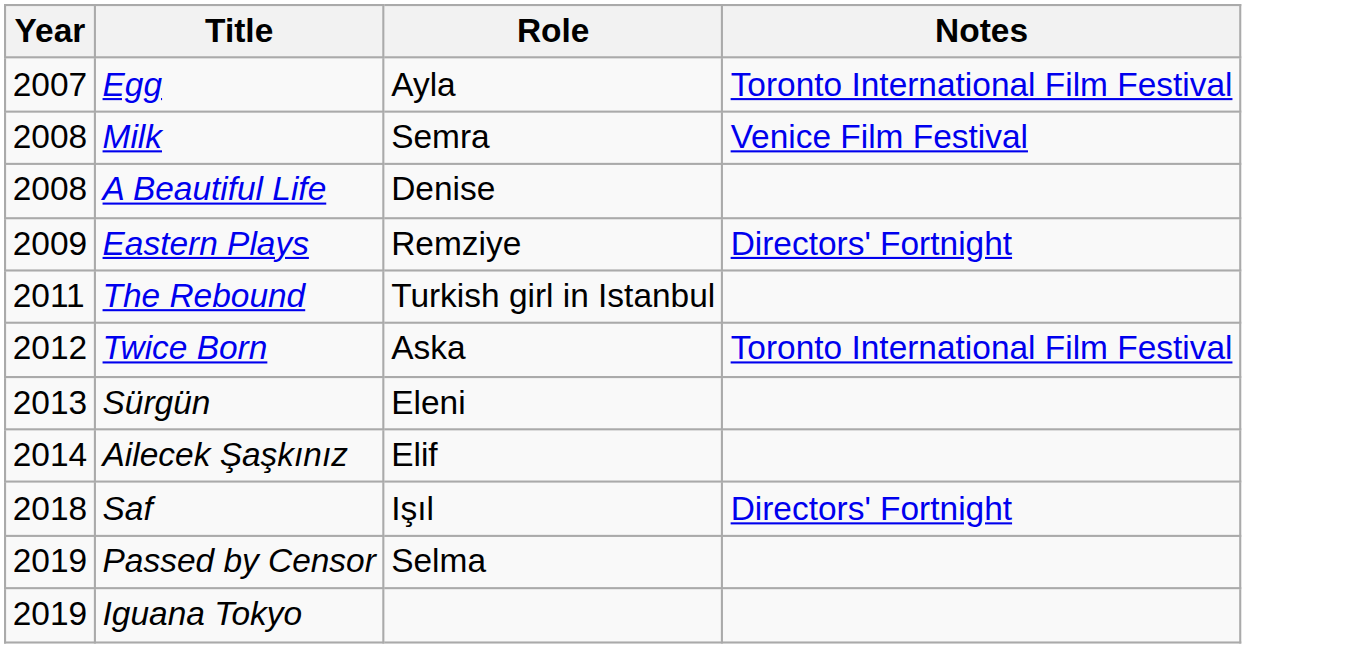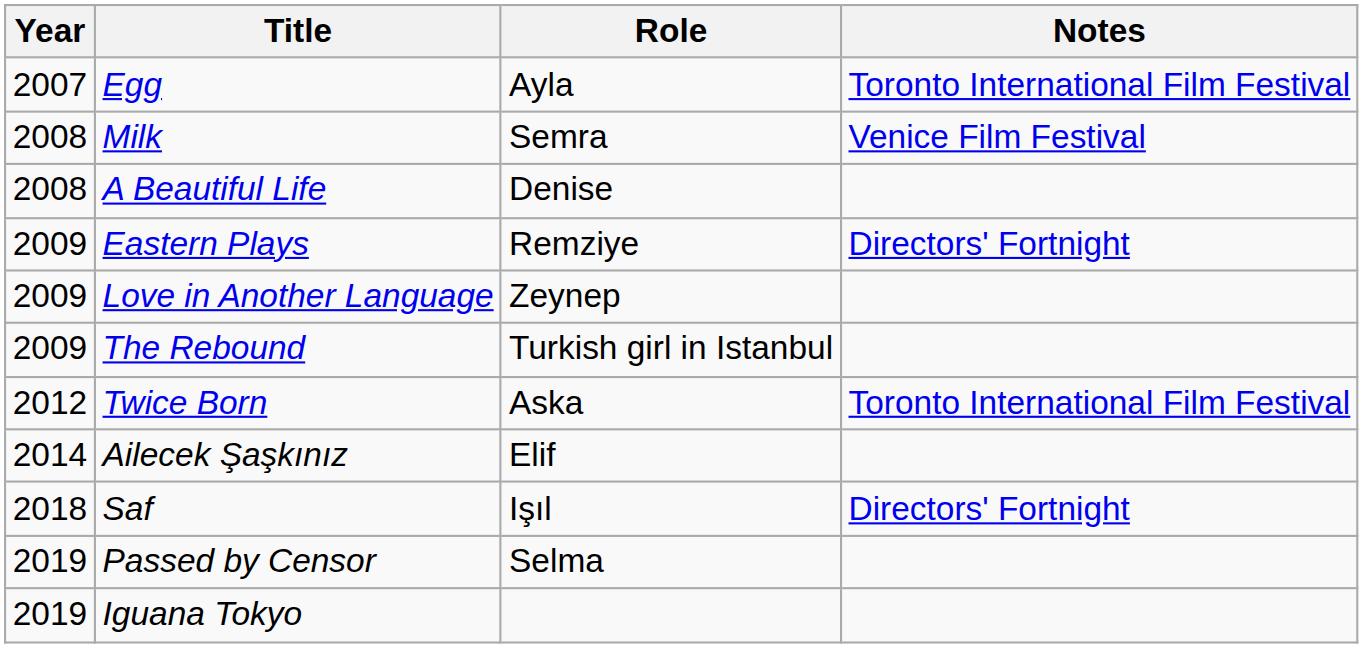+ row: (298, 296)
(49, 296) 2011 -> (50, 349) 2009
- row: (156, 402)
